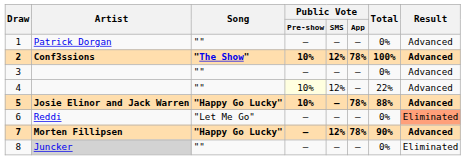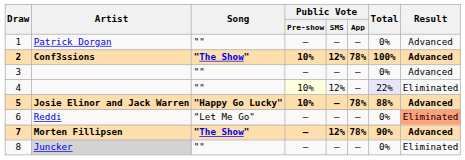(384, 87) no background -> (384, 87) lavender background
(431, 87) Advanced -> (431, 87) Eliminated
(238, 132) "Happy Go Lucky" -> (222, 132) "The Show"
